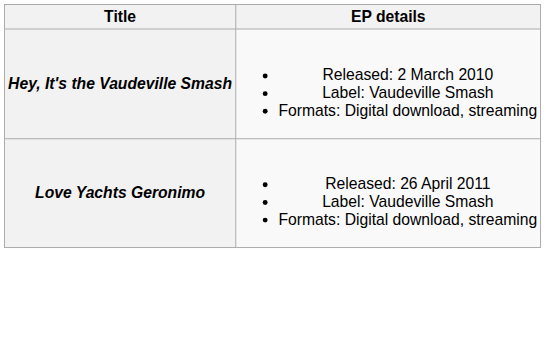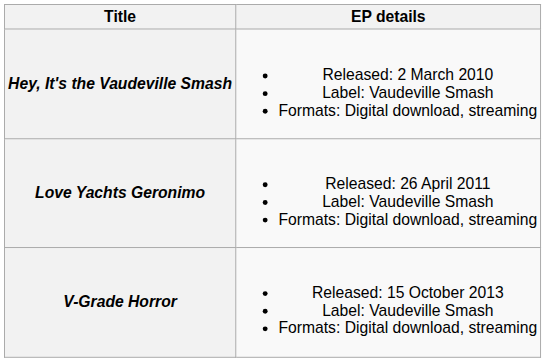+ row: (120, 302)
